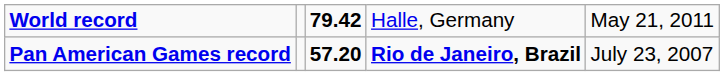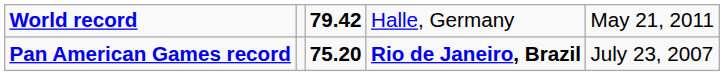(336, 53) 57.20 -> (336, 53) 75.20
